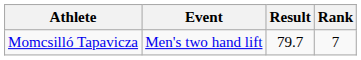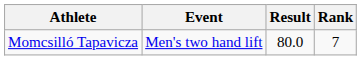(290, 42) 79.7 -> (290, 42) 80.0
